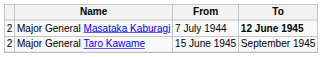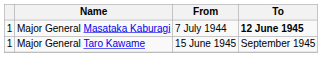(9, 28) 2 -> (9, 28) 1
(9, 44) 2 -> (9, 44) 1
